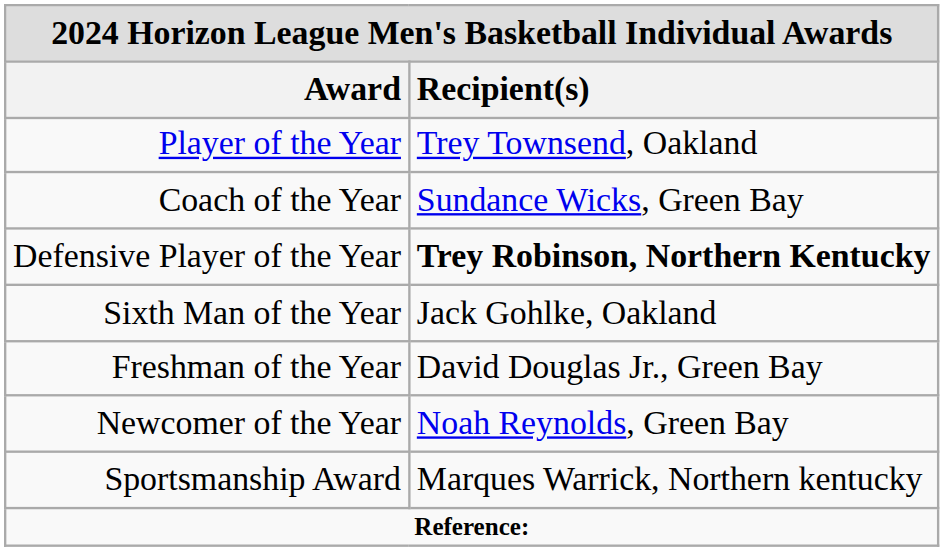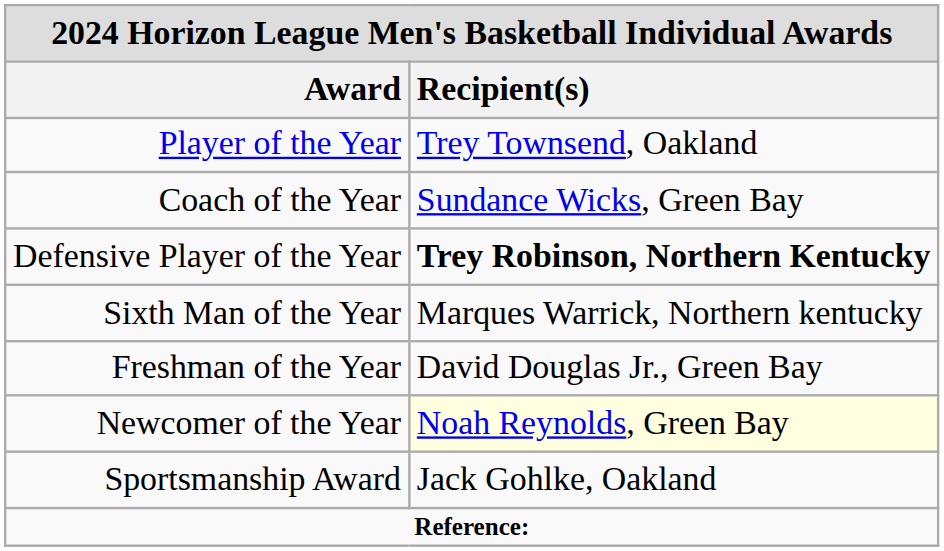(567, 311) Jack Gohlke, Oakland -> (670, 311) Marques Warrick, Northern kentucky
(603, 423) no background -> (603, 423) lightyellow background
(670, 479) Marques Warrick, Northern kentucky -> (567, 479) Jack Gohlke, Oakland
